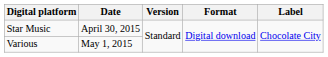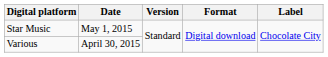(111, 28) April 30, 2015 -> (107, 28) May 1, 2015
(107, 44) May 1, 2015 -> (111, 44) April 30, 2015
